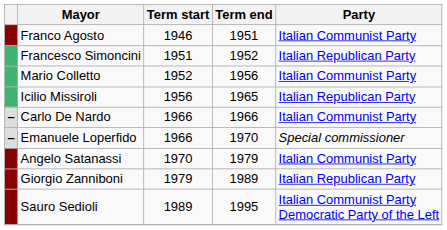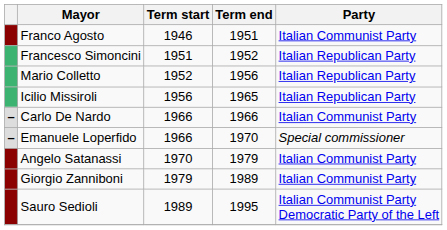(347, 76) Italian Communist Party -> (347, 76) Italian Republican Party
(347, 179) Italian Republican Party -> (347, 179) Italian Communist Party
